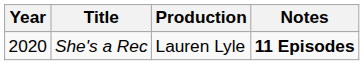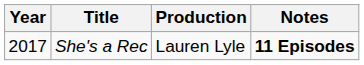(28, 45) 2020 -> (28, 45) 2017
